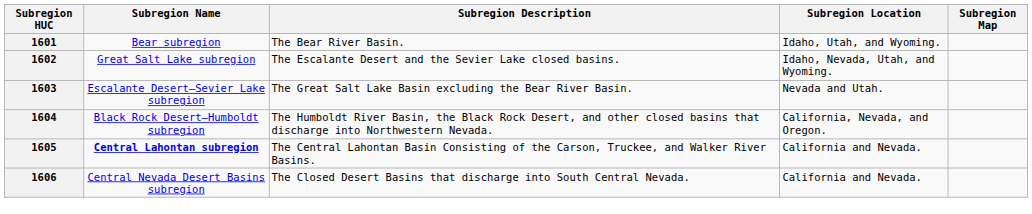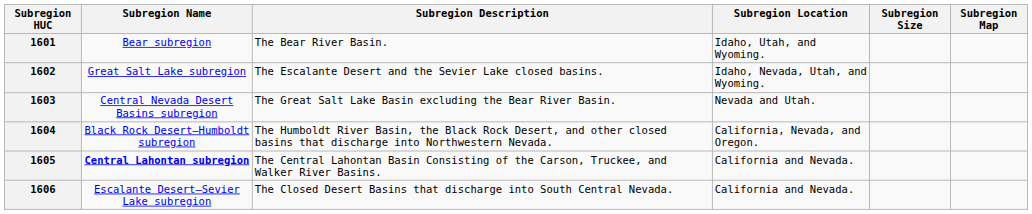+ column: (910, 19)
(176, 95) Escalante Desert–Sevier Lake subregion -> (167, 107) Central Nevada Desert Basins subregion
(176, 183) Central Nevada Desert Basins subregion -> (167, 195) Escalante Desert–Sevier Lake subregion
